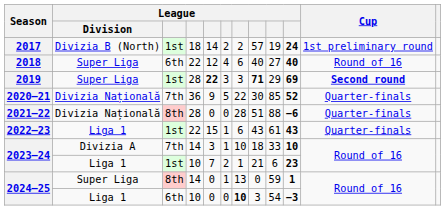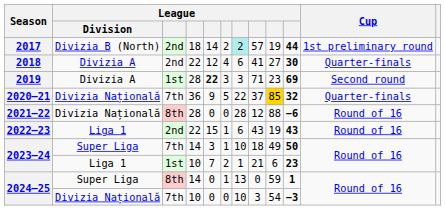(174, 46) 1st -> (174, 46) 2nd
(240, 46) no background -> (240, 46) paleturquoise background
(292, 46) 24 -> (292, 46) 44
(108, 63) Super Liga -> (108, 63) Divizia A
(174, 63) 6th -> (174, 63) 2nd
(258, 63) 40 -> (258, 63) 41
(292, 63) 40 -> (292, 63) 30
(368, 63) Round of 16 -> (368, 63) Quarter-finals
(108, 80) Super Liga -> (108, 80) Divizia A
(258, 80) bold -> (258, 80) normal
(275, 80) 29 -> (275, 80) 23
(368, 80) bold -> (368, 80) normal
(258, 96) 30 -> (258, 96) 37
(275, 96) no background -> (275, 96) gold background
(292, 96) 52 -> (292, 96) 32
(258, 113) 51 -> (258, 113) 12
(368, 113) Quarter-finals -> (368, 113) Round of 16
(174, 130) 1st -> (174, 130) 2nd
(275, 130) 61 -> (275, 130) 19
(368, 130) Quarter-finals -> (368, 130) Round of 16
(108, 147) Divizia A -> (108, 147) Super Liga
(275, 147) 33 -> (275, 147) 49
(292, 147) 10 -> (292, 147) 50
(108, 197) Liga 1 -> (108, 197) Divizia Națională
(174, 197) 6th -> (174, 197) 7th
(240, 197) bold -> (240, 197) normal
